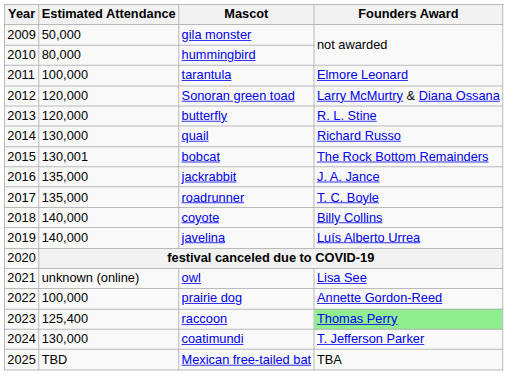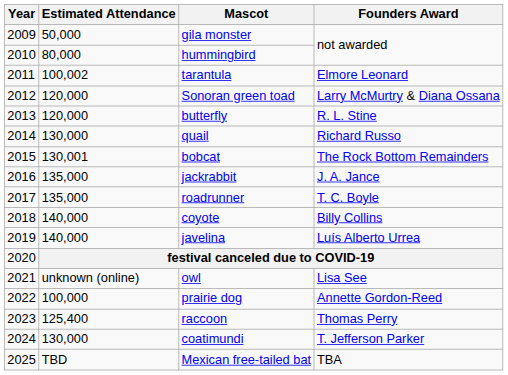(65, 75) 100,000 -> (65, 75) 100,002
(357, 319) lightgreen background -> (357, 319) no background
